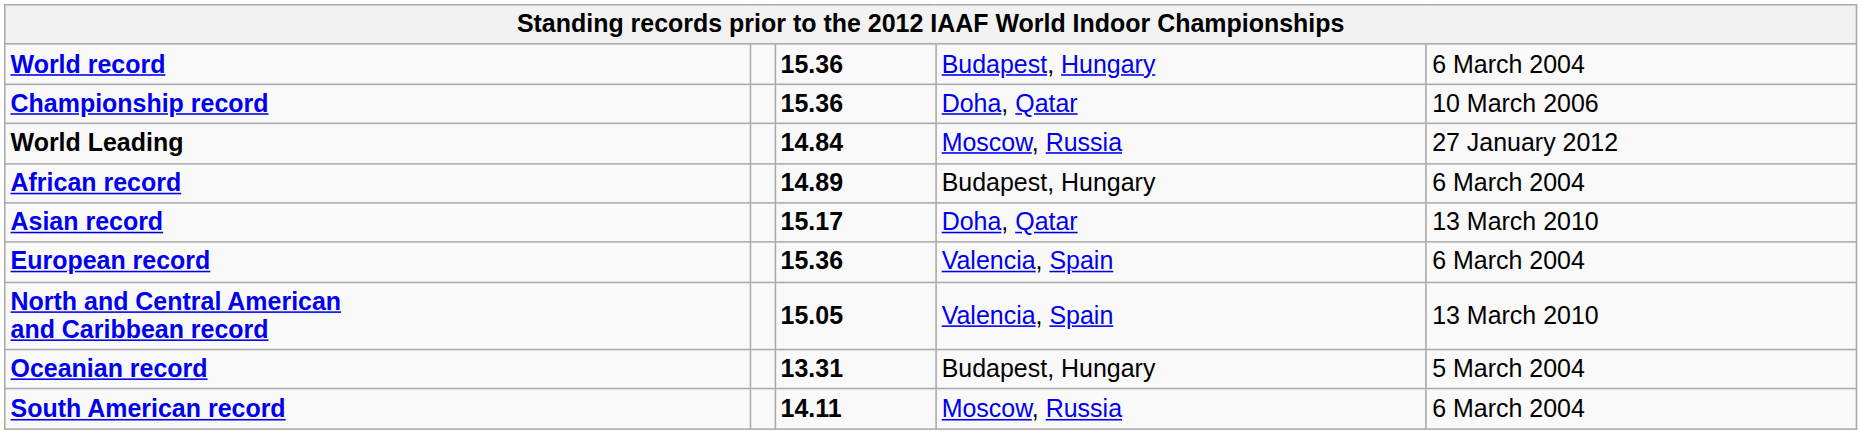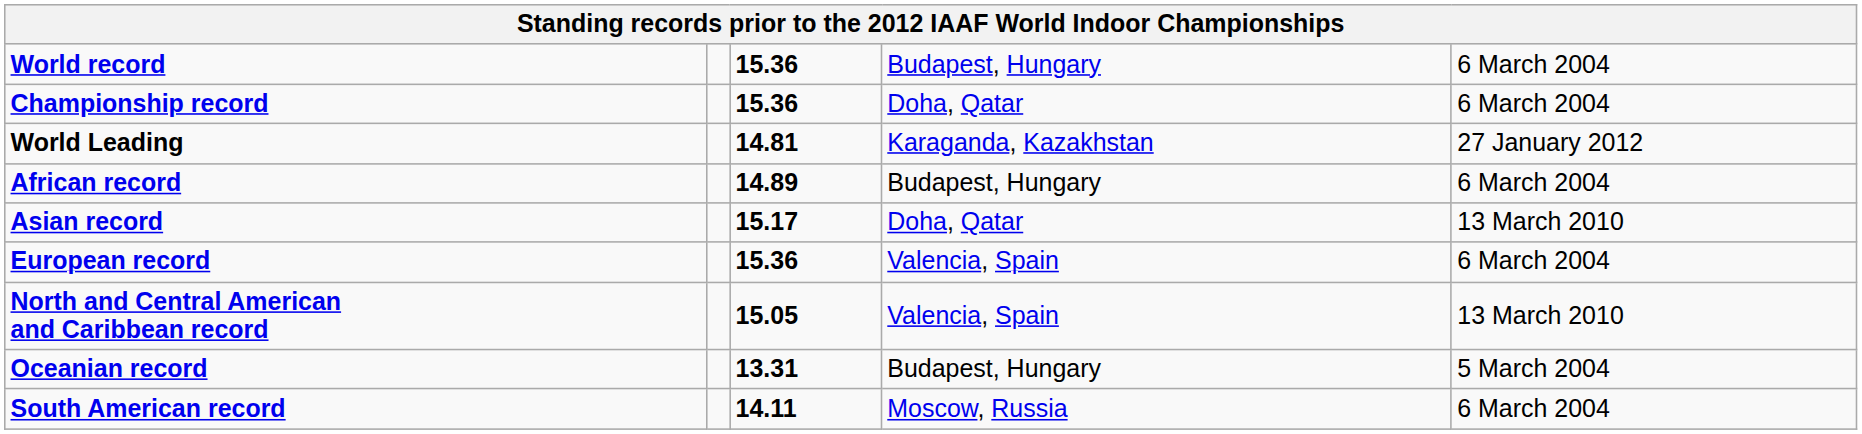(1515, 103) 10 March 2006 -> (1534, 103) 6 March 2004
(812, 143) 14.84 -> (767, 143) 14.81
(1032, 143) Moscow, Russia -> (1020, 143) Karaganda, Kazakhstan
